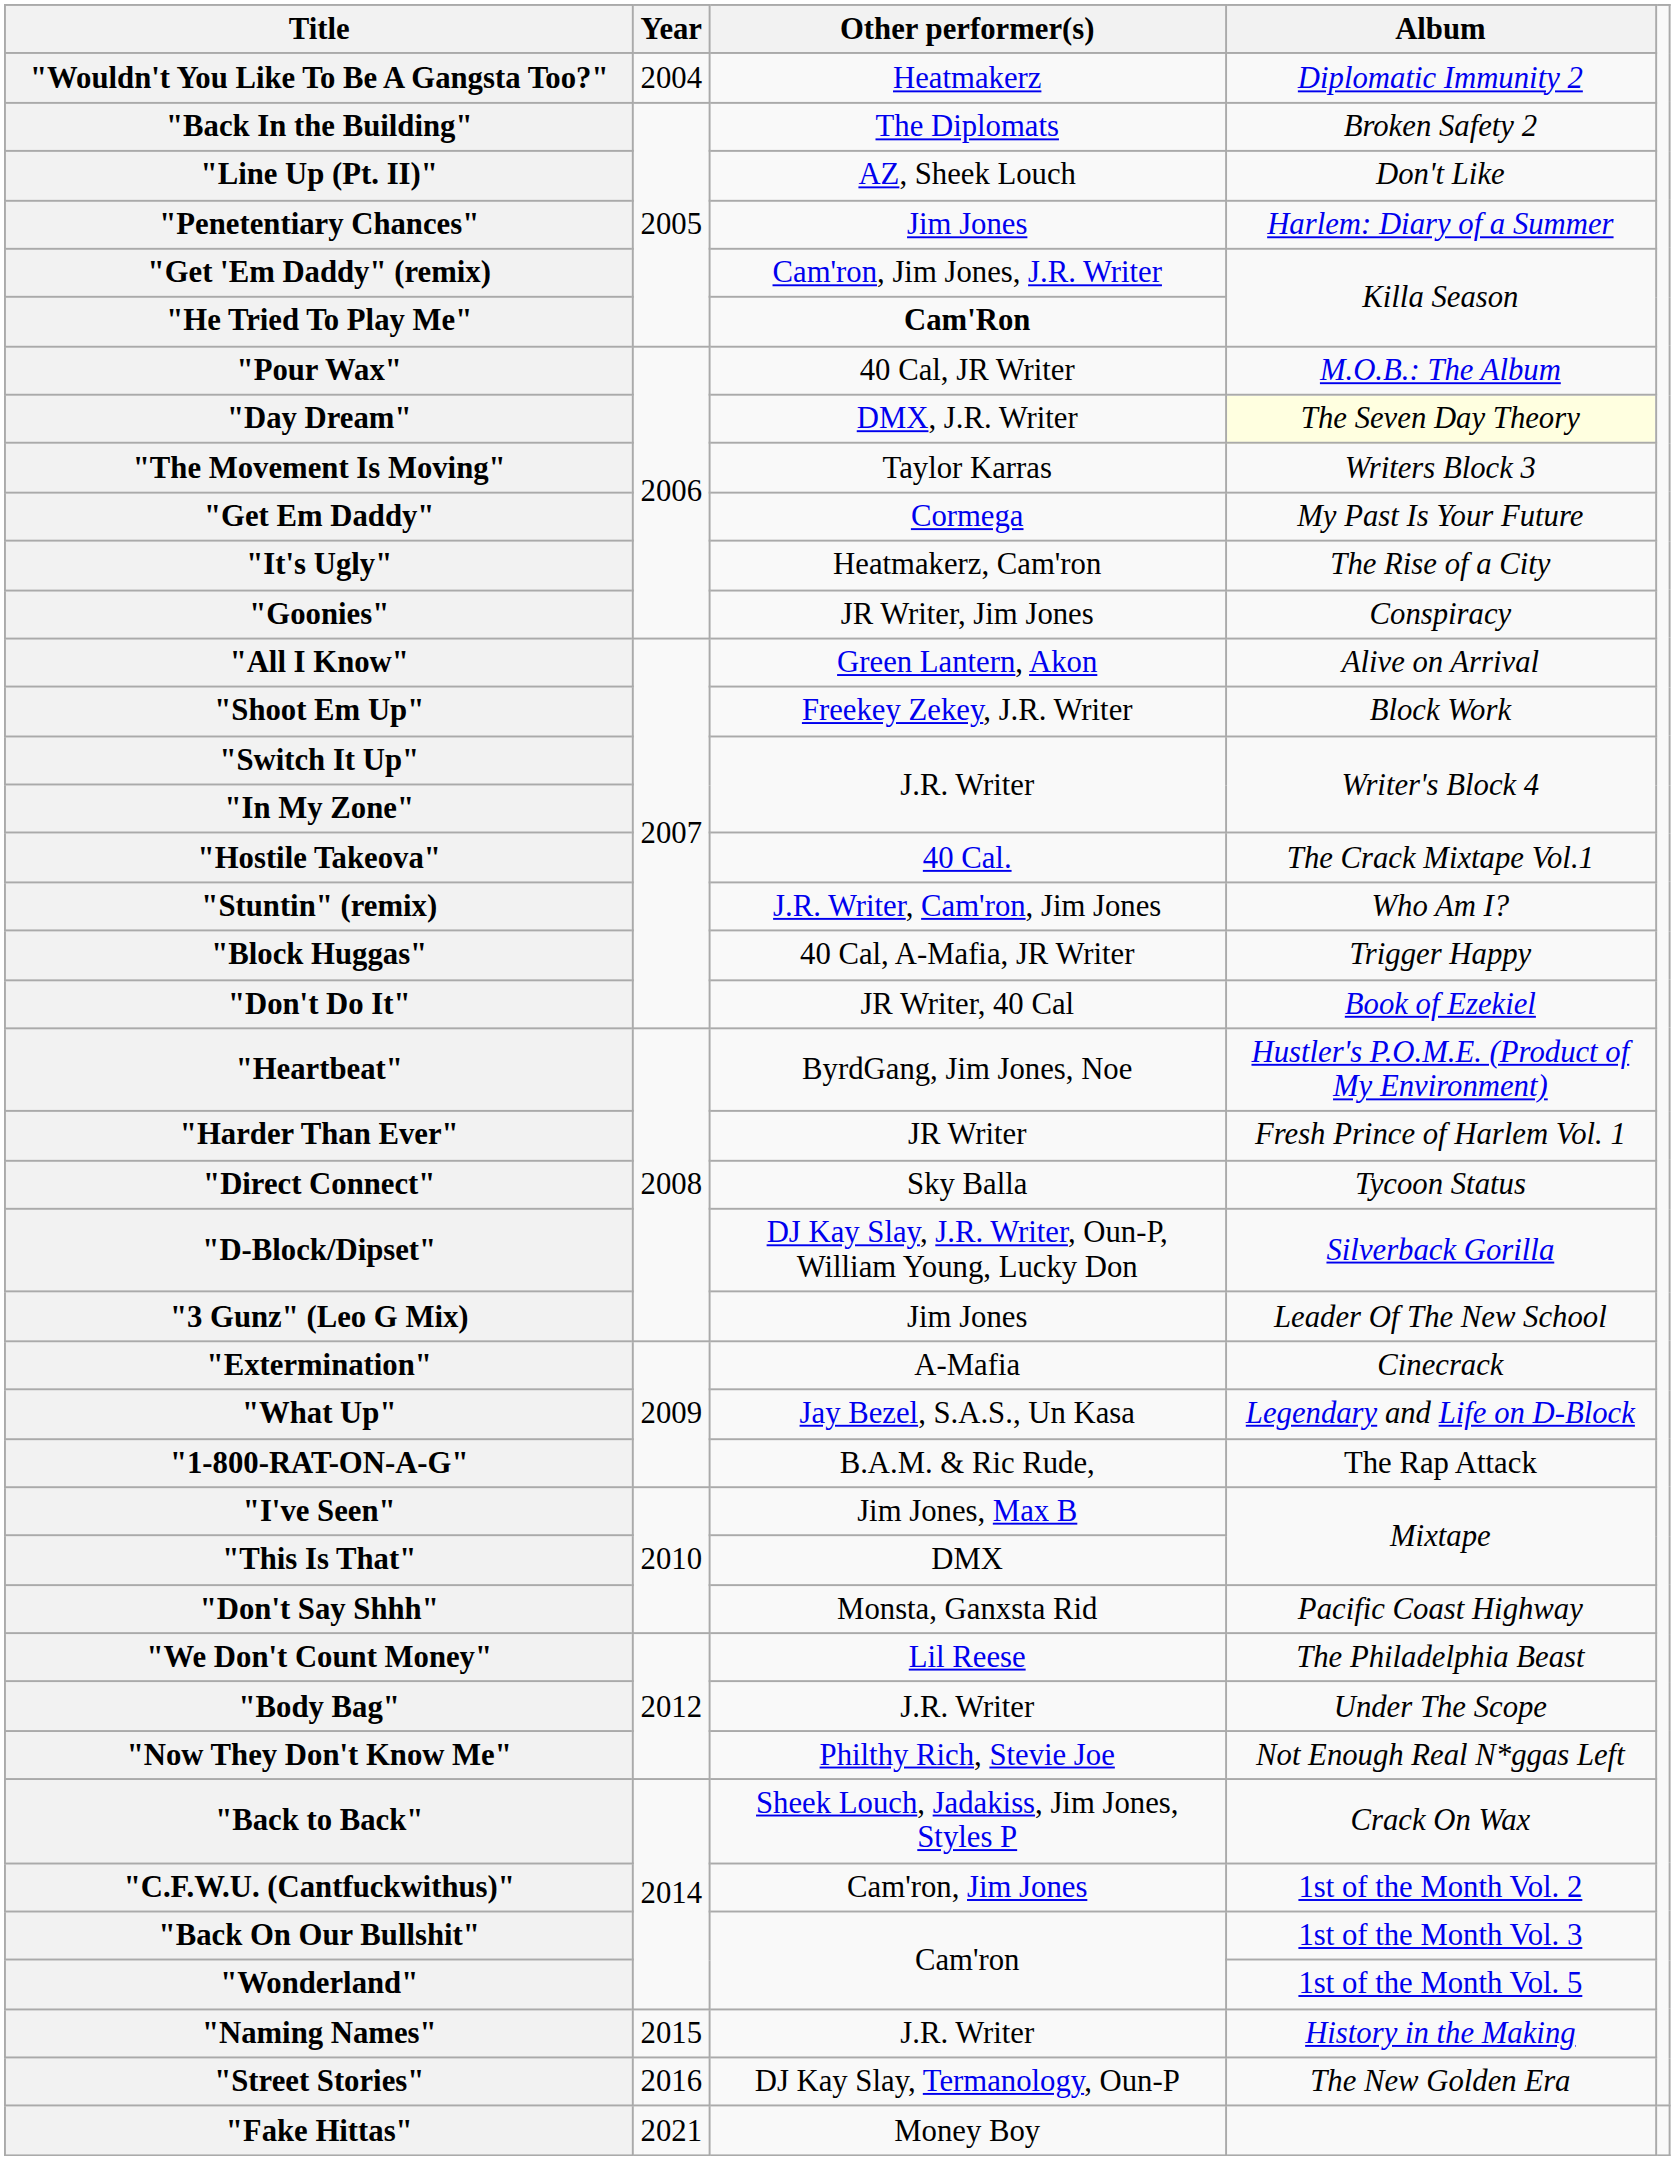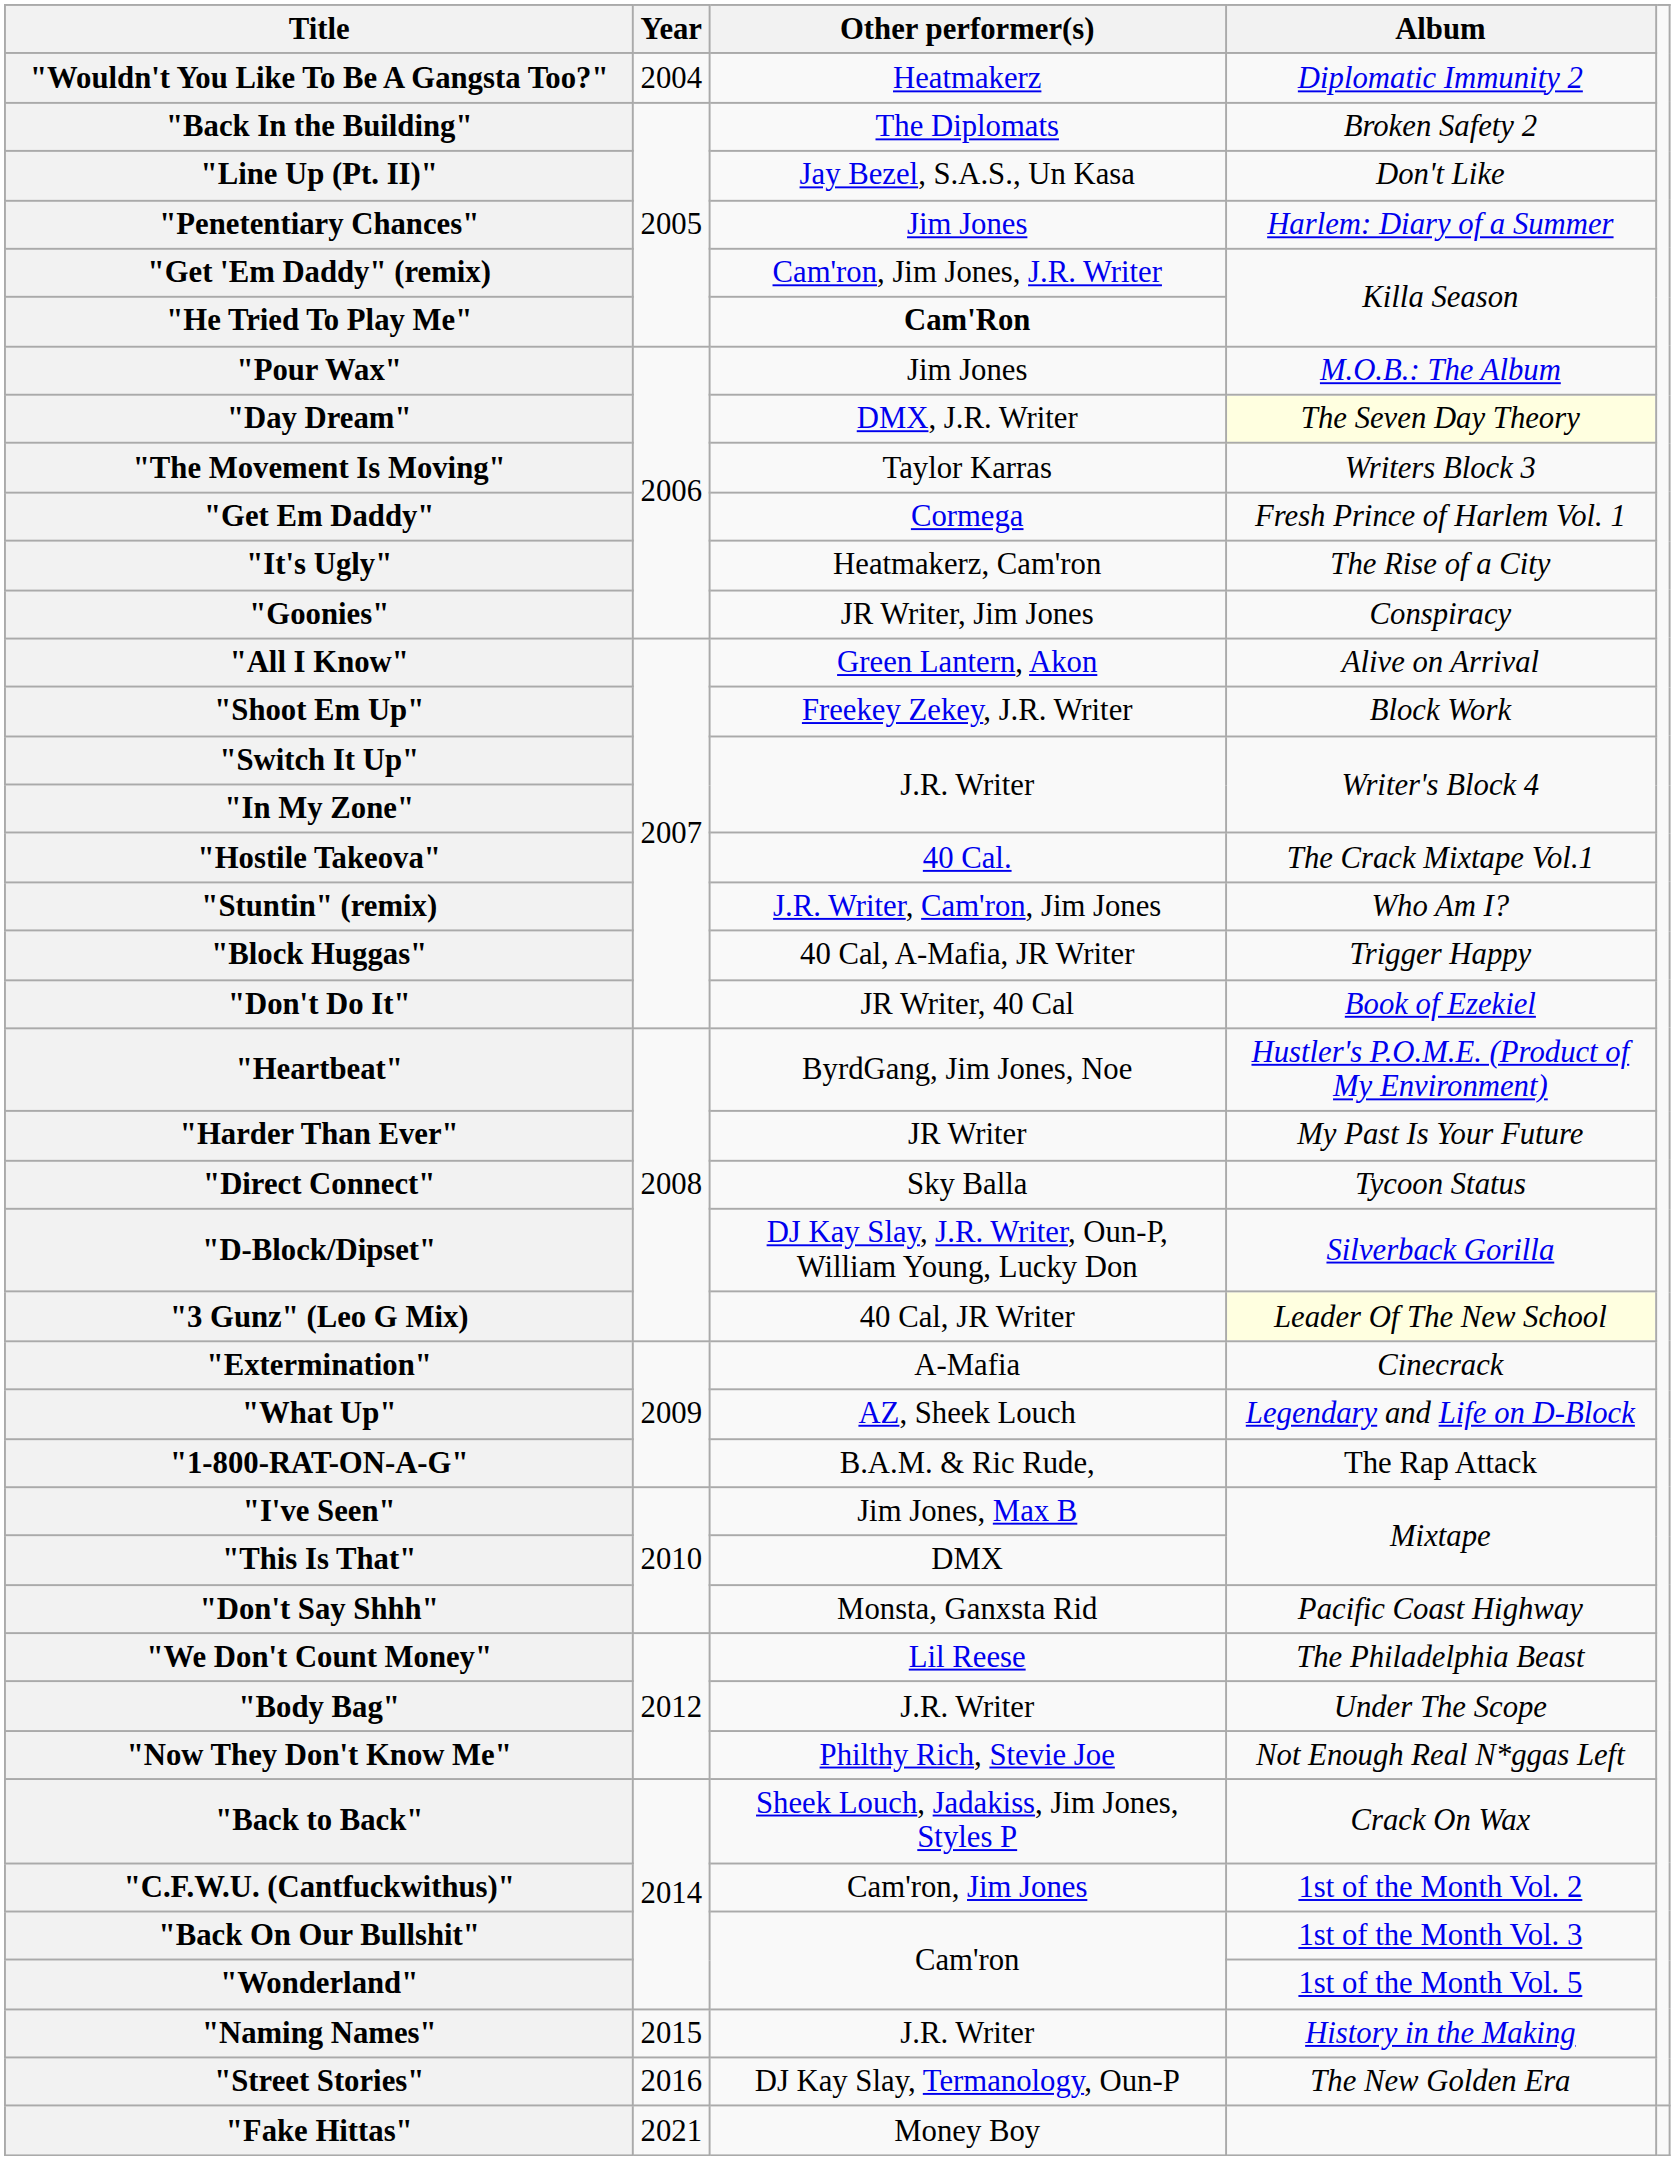(967, 175) AZ, Sheek Louch -> (967, 175) Jay Bezel, S.A.S., Un Kasa
(967, 369) 40 Cal, JR Writer -> (967, 369) Jim Jones
(1440, 516) My Past Is Your Future -> (1440, 516) Fresh Prince of Harlem Vol. 1
(1440, 1135) Fresh Prince of Harlem Vol. 1 -> (1440, 1135) My Past Is Your Future
(967, 1315) Jim Jones -> (967, 1315) 40 Cal, JR Writer
(1440, 1315) no background -> (1440, 1315) lightyellow background
(967, 1413) Jay Bezel, S.A.S., Un Kasa -> (967, 1413) AZ, Sheek Louch
